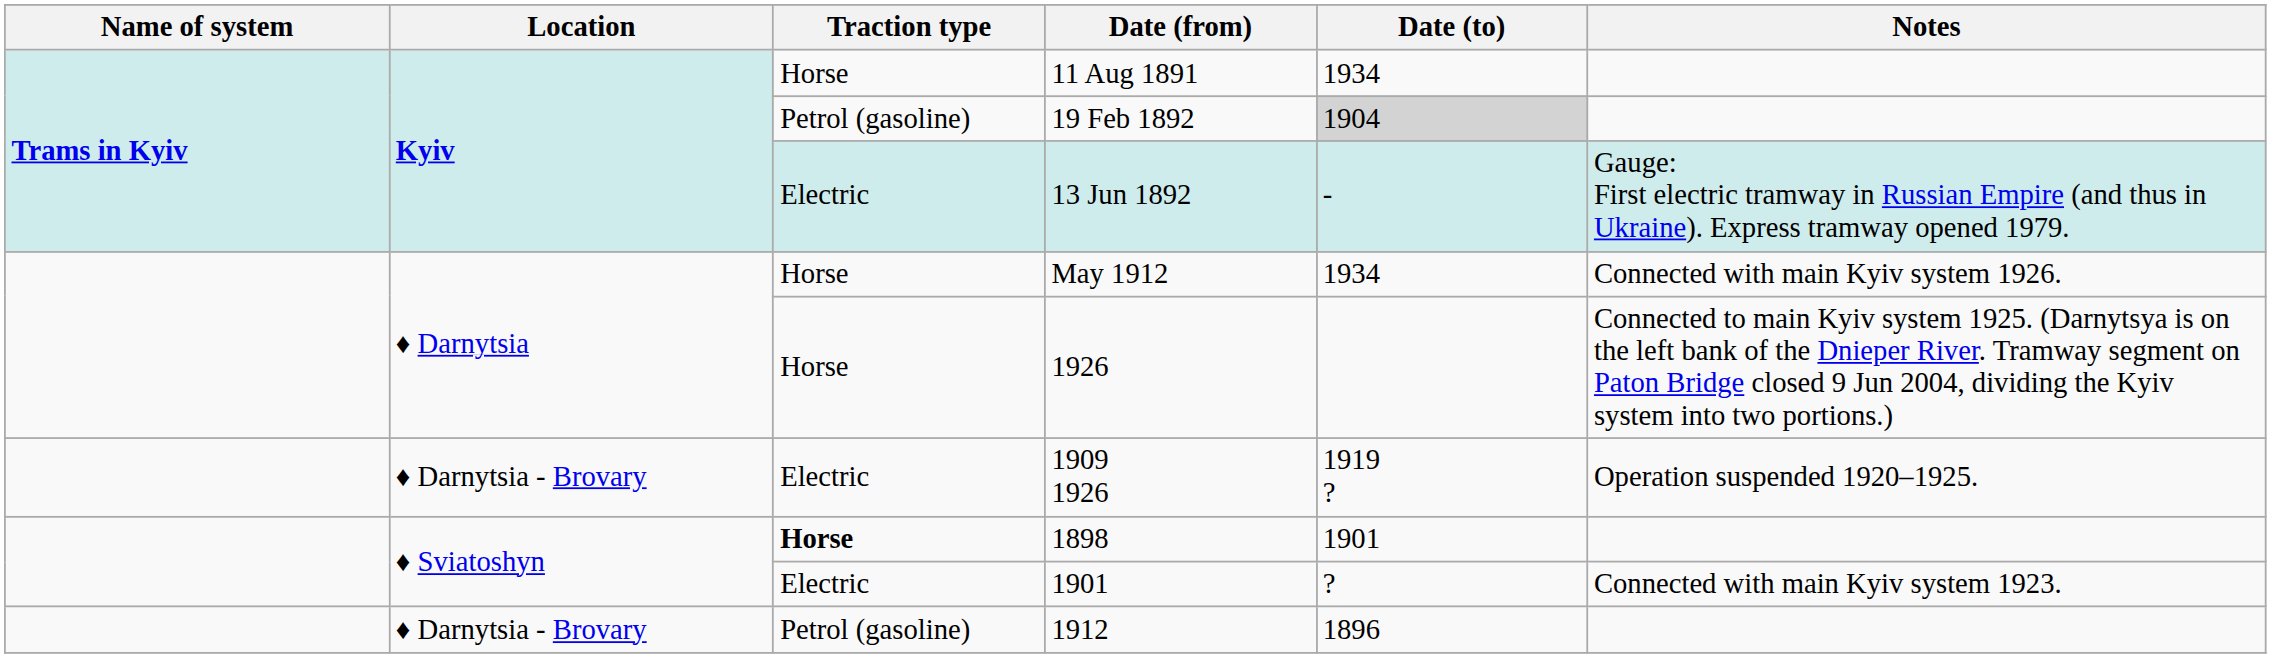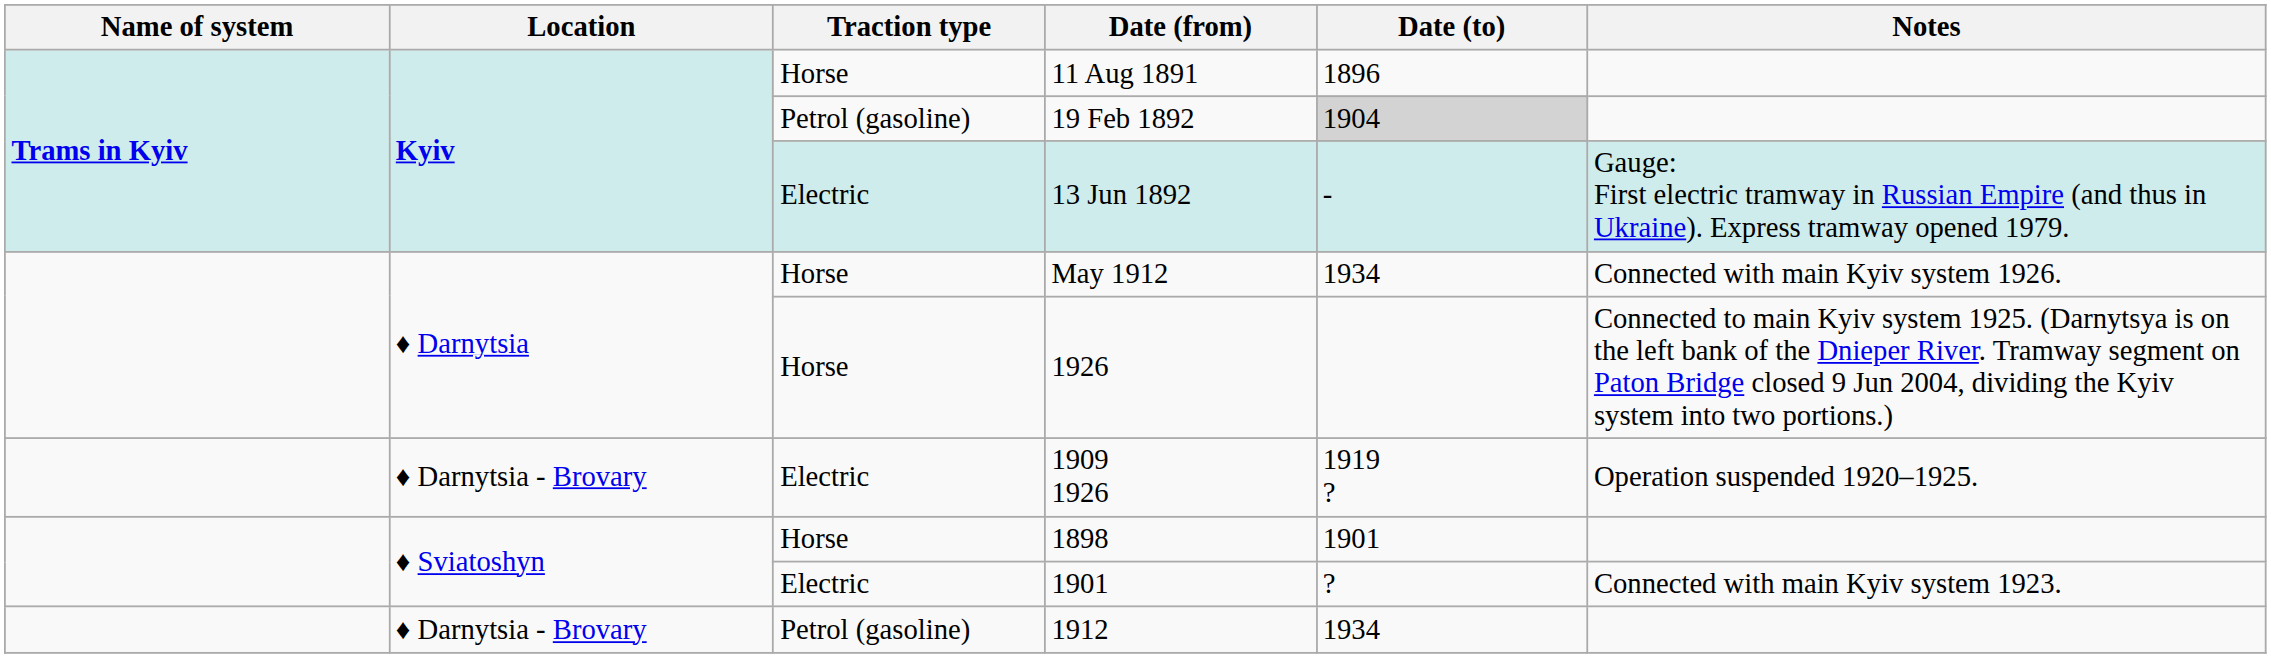(1351, 72) 1934 -> (1351, 72) 1896
(817, 538) bold -> (814, 538) normal
(1351, 629) 1896 -> (1351, 629) 1934
